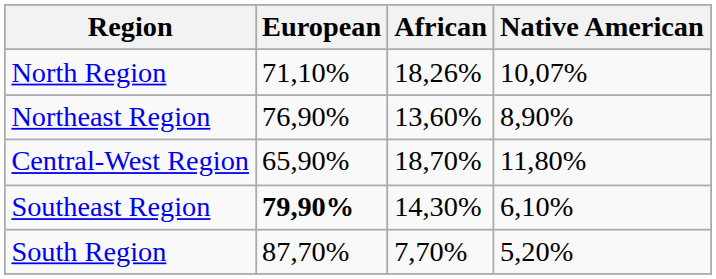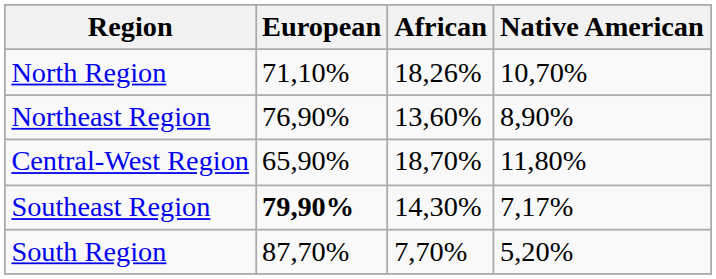(544, 71) 10,07% -> (544, 71) 10,70%
(537, 206) 6,10% -> (537, 206) 7,17%
